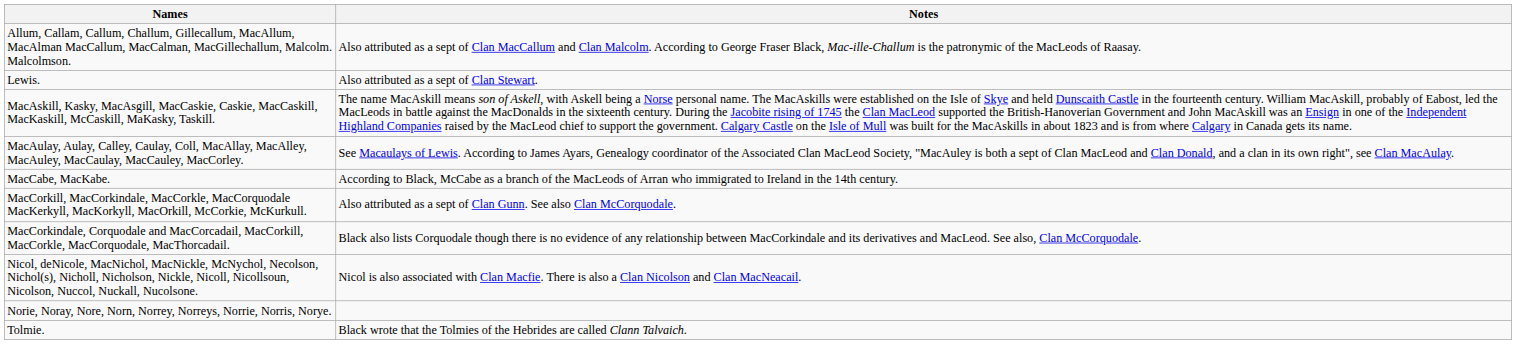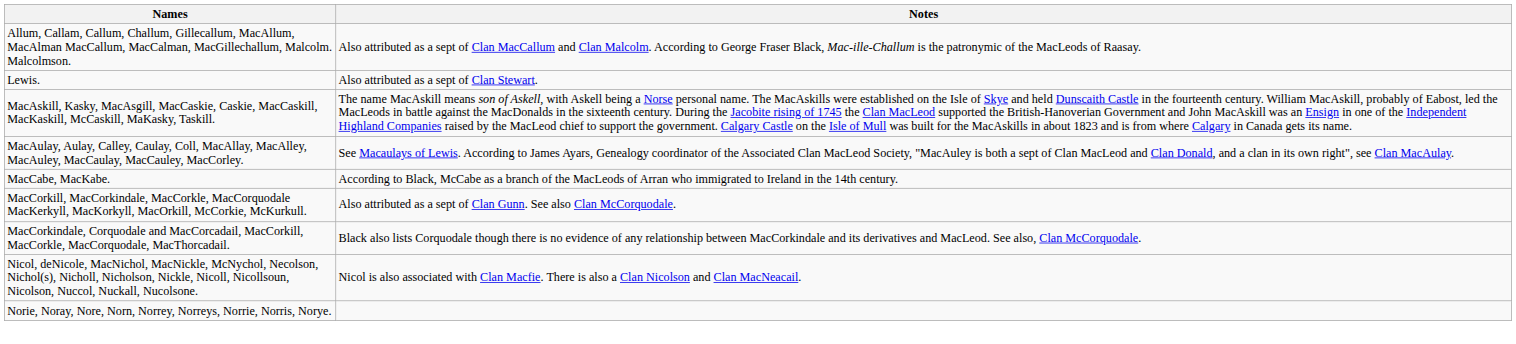- row: (26, 330)
